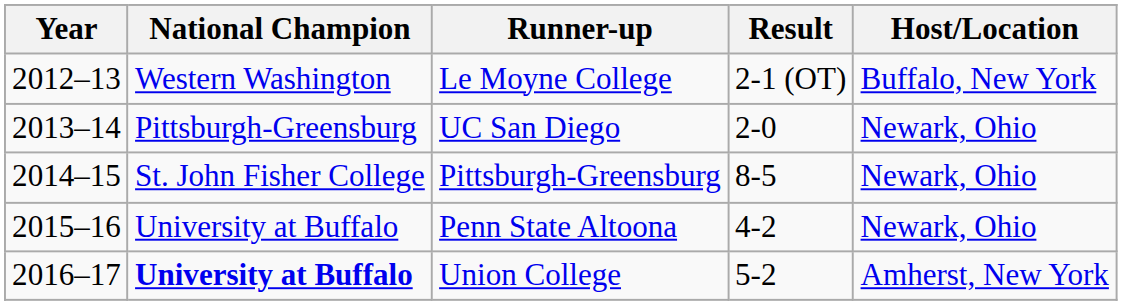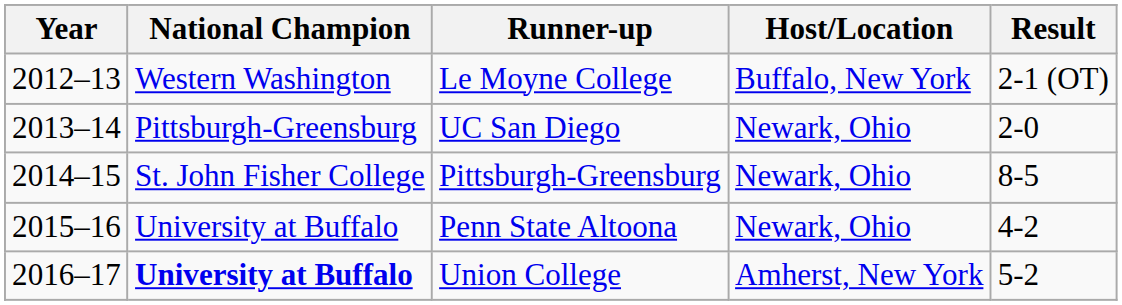columns swapped: (791, 29) <-> (985, 29)
